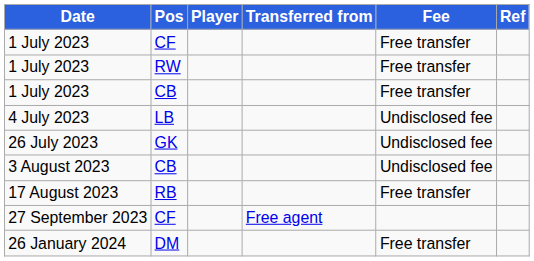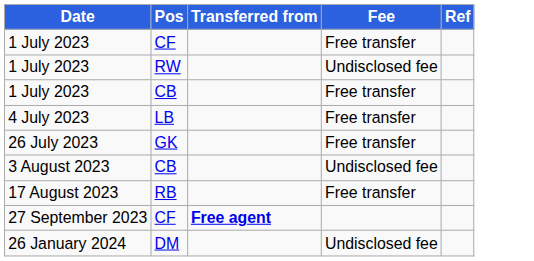- column: (215, 17)
(425, 67) Free transfer -> (381, 67) Undisclosed fee
(436, 117) Undisclosed fee -> (370, 117) Free transfer
(436, 142) Undisclosed fee -> (370, 142) Free transfer
(284, 218) normal -> (231, 218) bold
(425, 243) Free transfer -> (381, 243) Undisclosed fee
